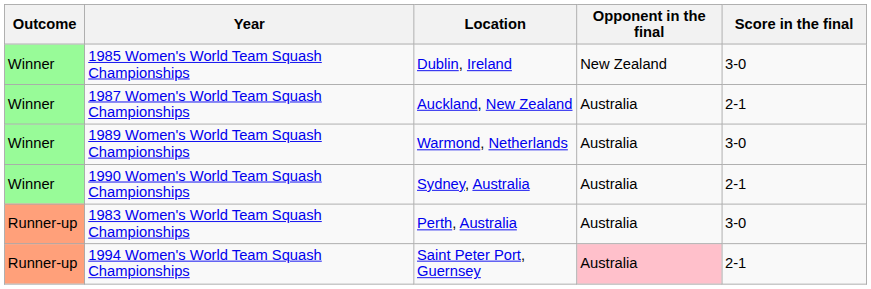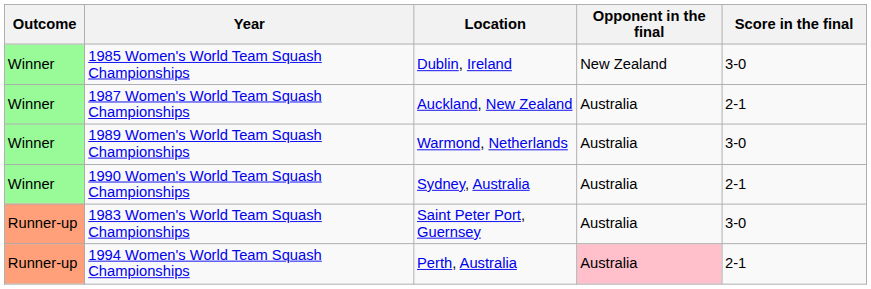(467, 223) Perth, Australia -> (471, 223) Saint Peter Port, Guernsey
(471, 263) Saint Peter Port, Guernsey -> (467, 263) Perth, Australia
